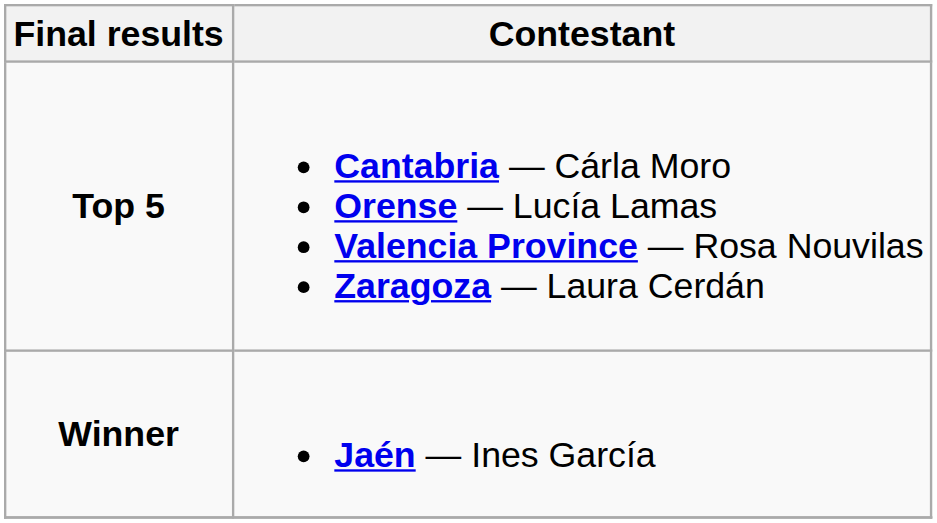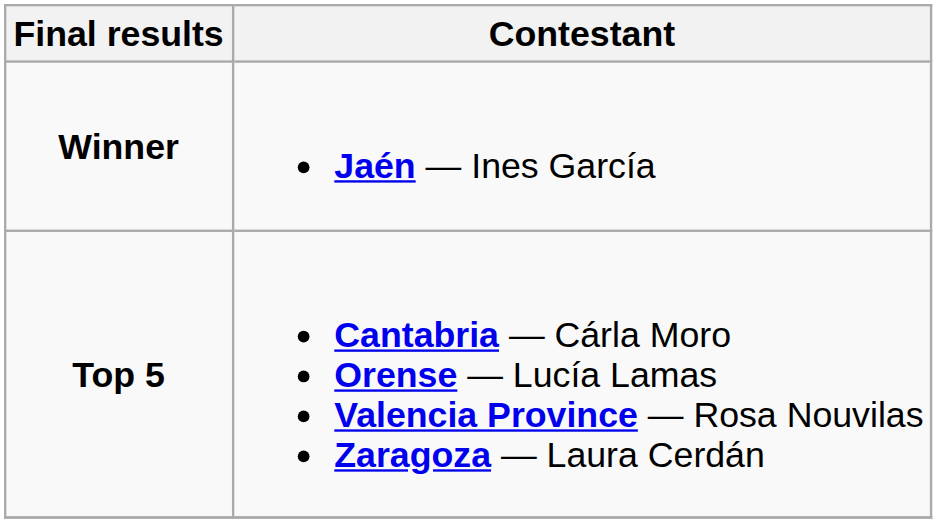rows swapped: (119, 434) <-> (119, 206)
